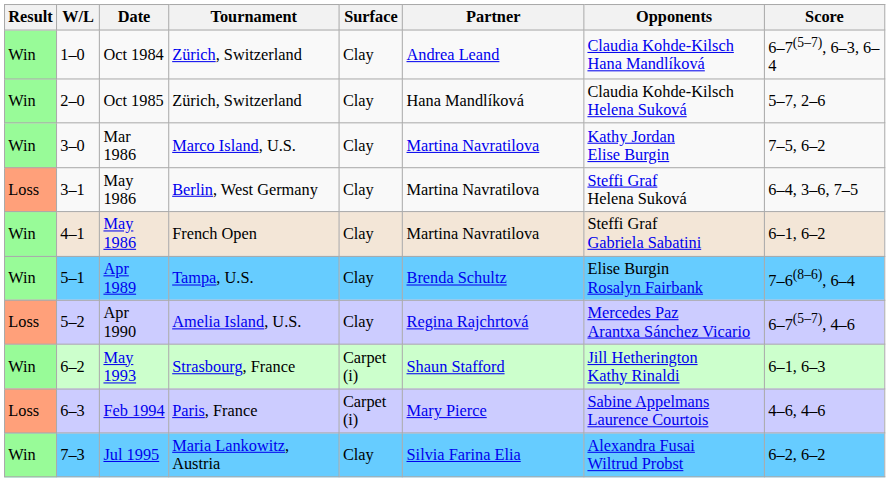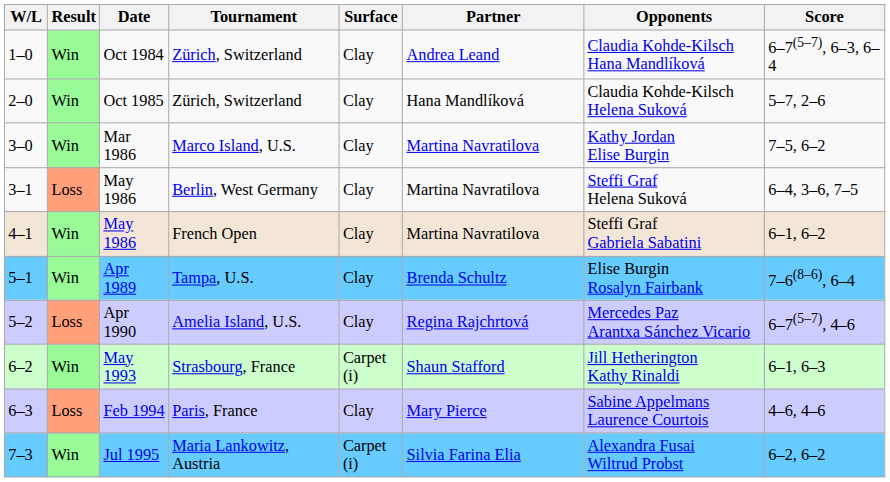columns swapped: (30, 17) <-> (78, 17)
(365, 410) Carpet (i) -> (358, 410) Clay
(358, 455) Clay -> (365, 455) Carpet (i)
